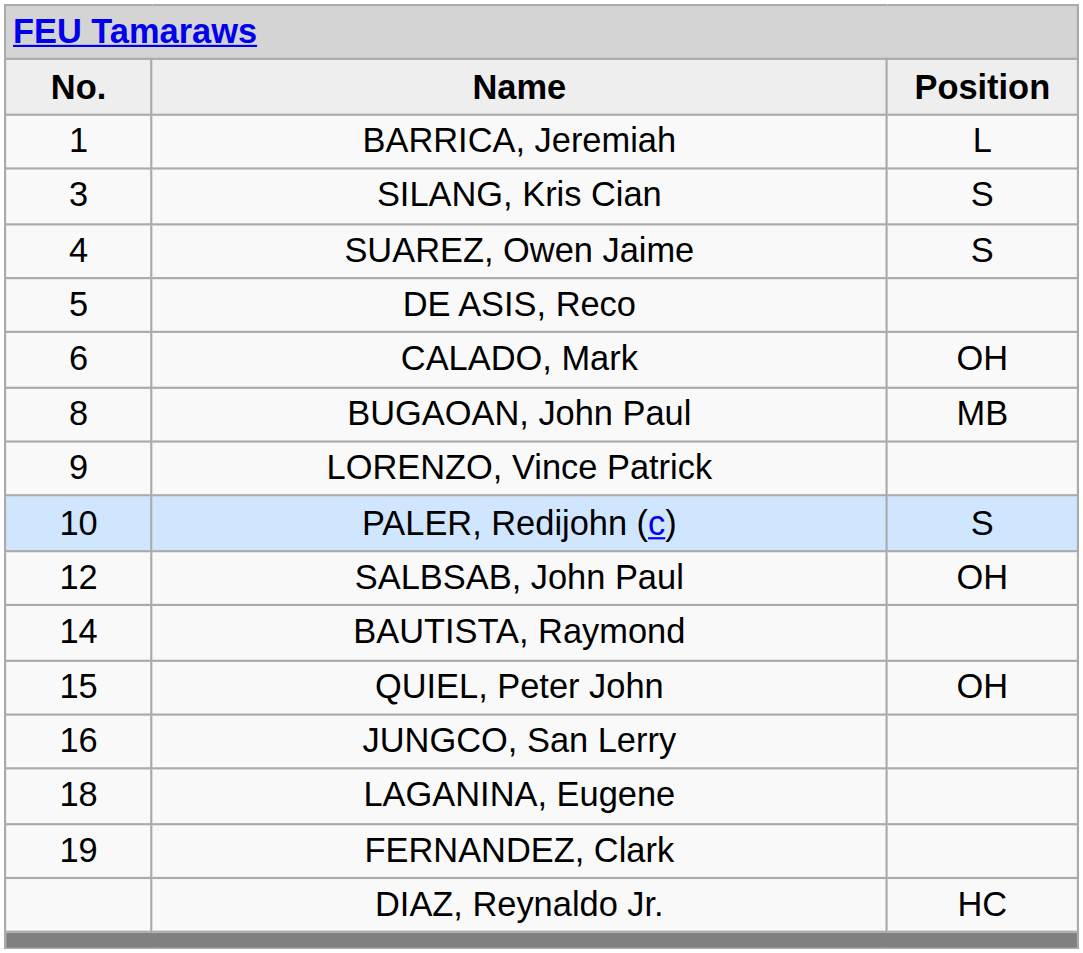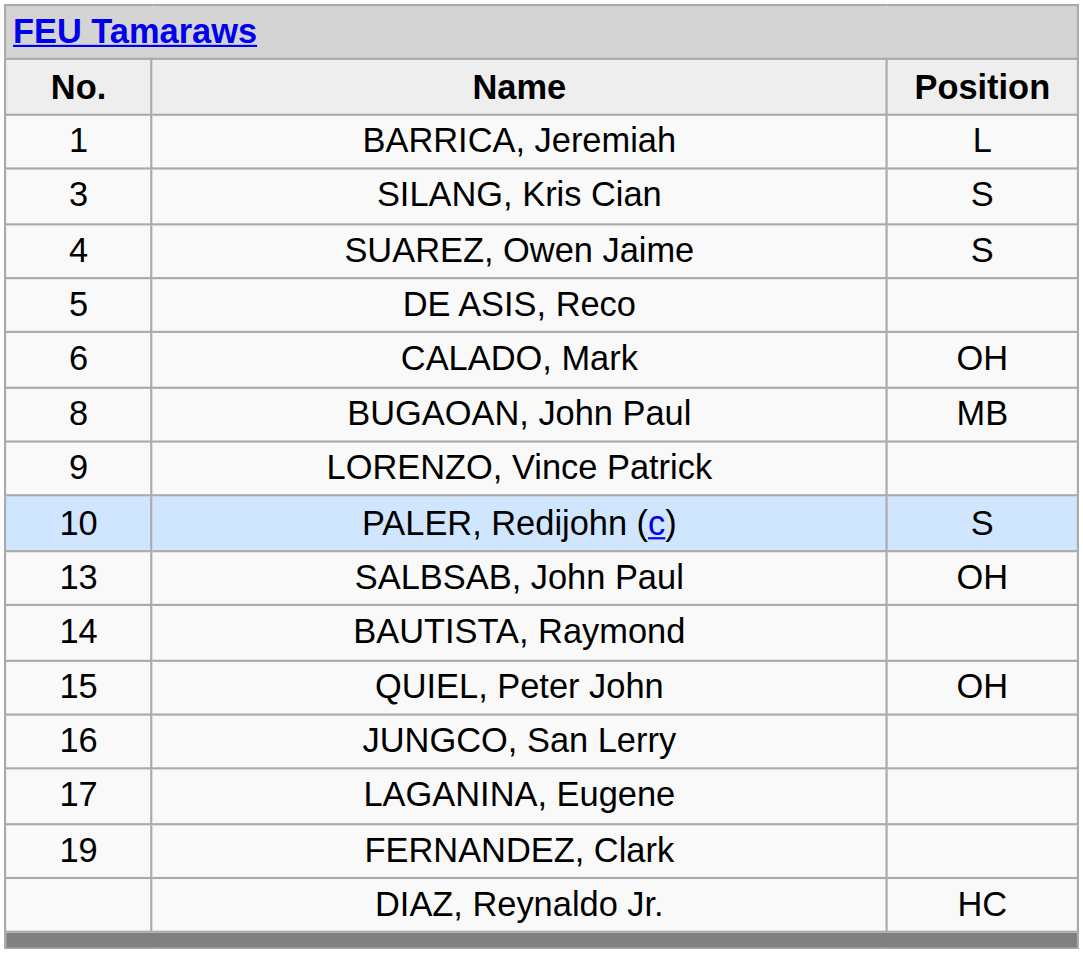(79, 577) 12 -> (79, 577) 13
(79, 795) 18 -> (79, 795) 17
